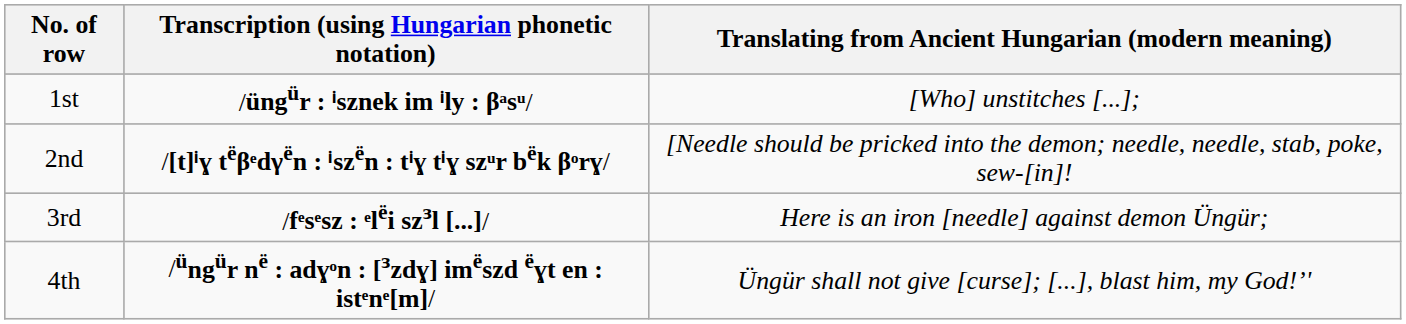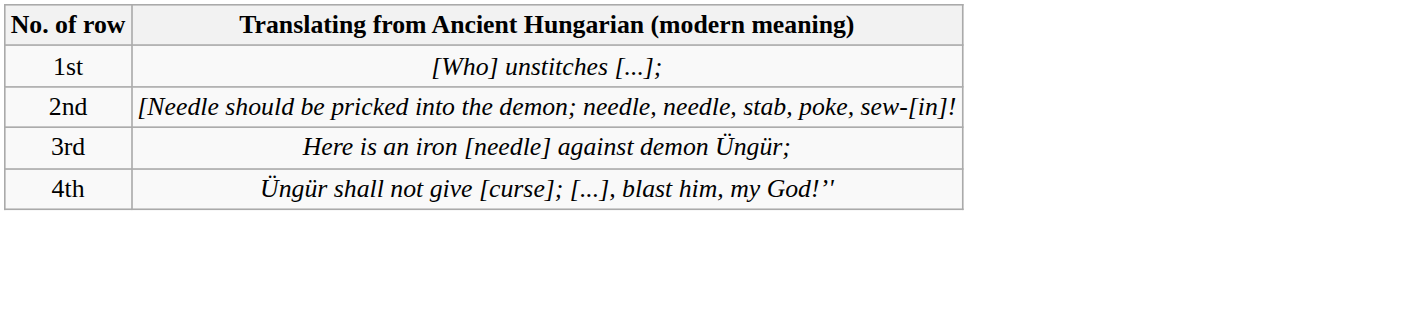- column: (386, 39)
